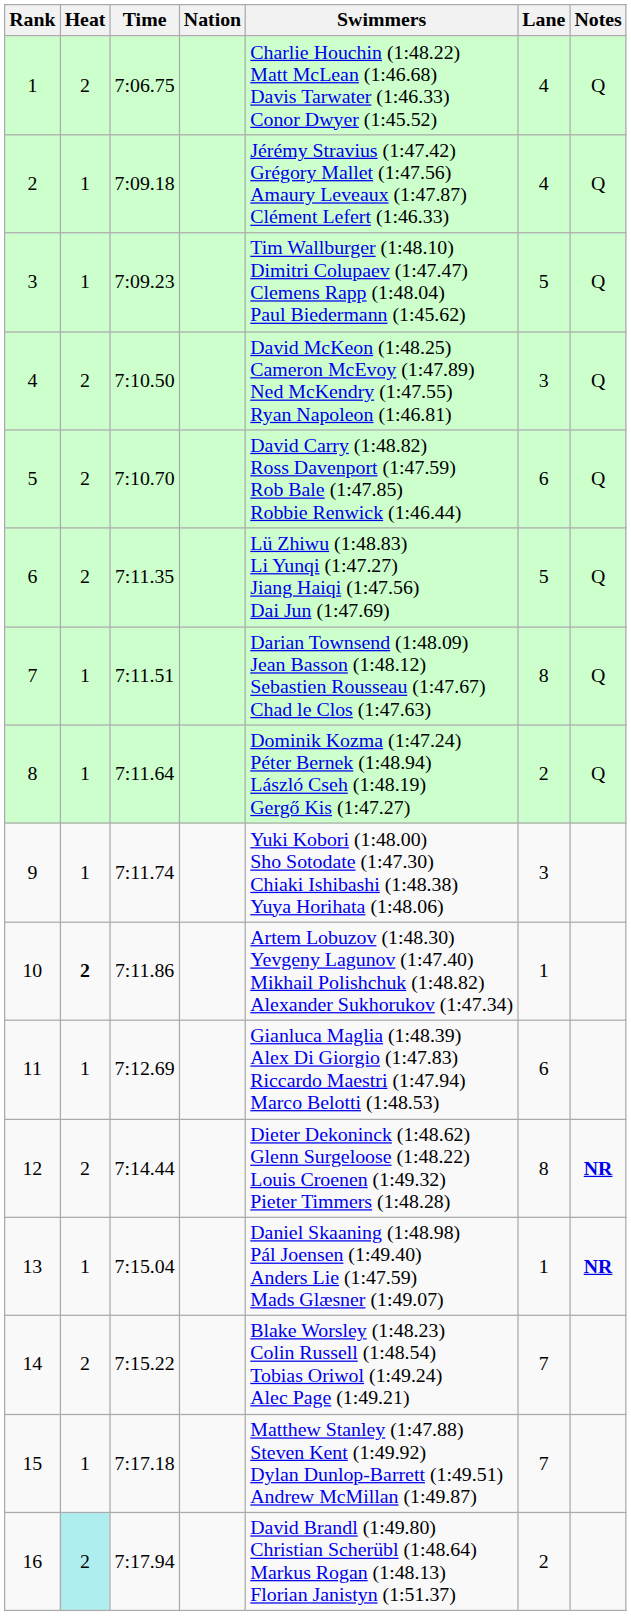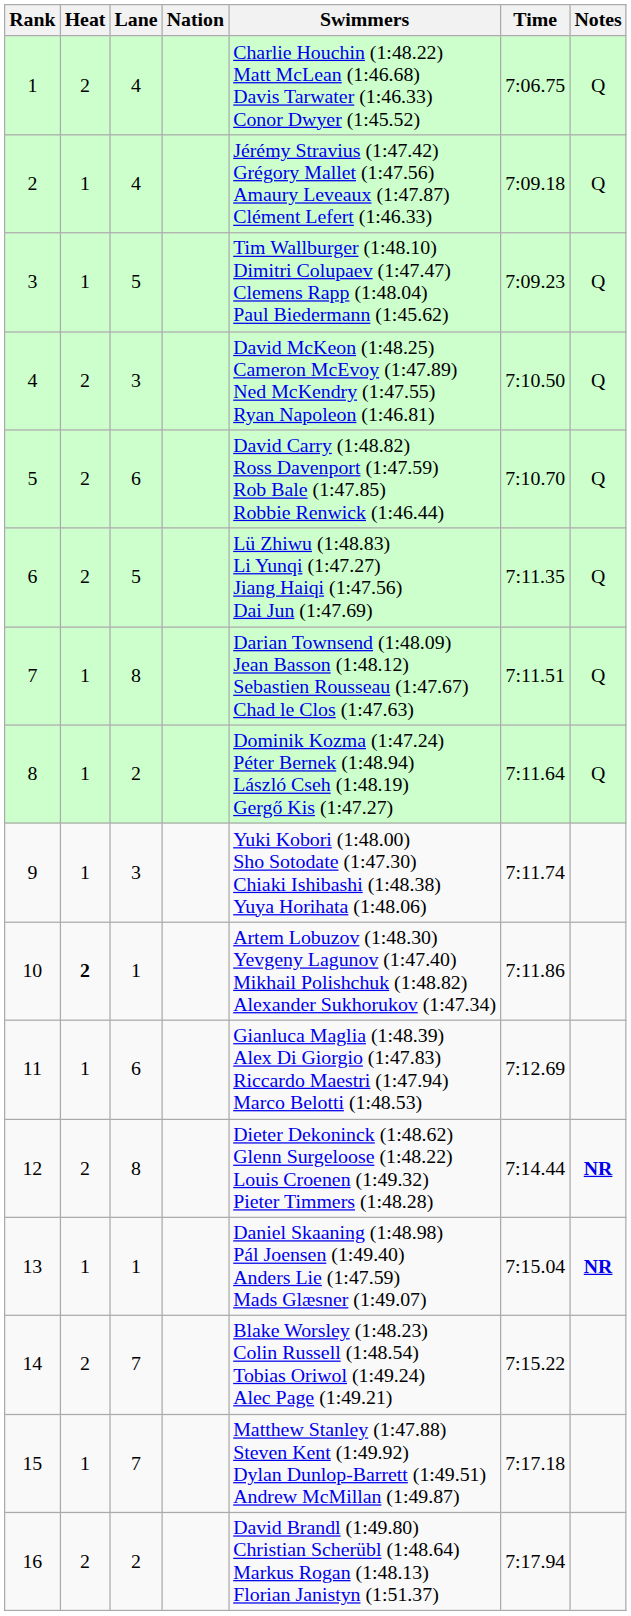columns swapped: (544, 20) <-> (145, 20)
(85, 1561) paleturquoise background -> (85, 1561) no background
